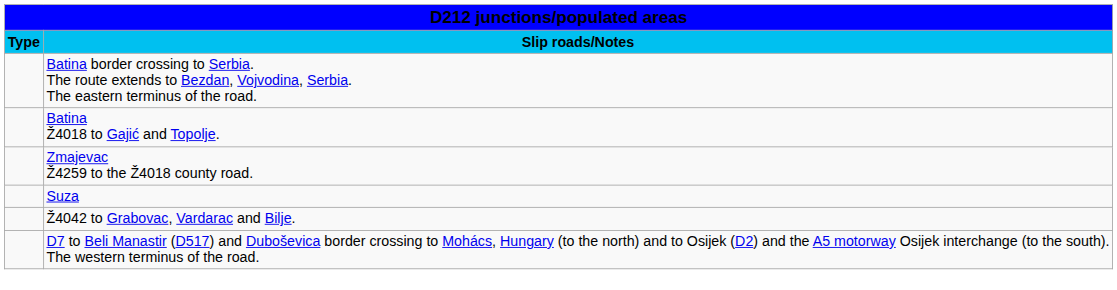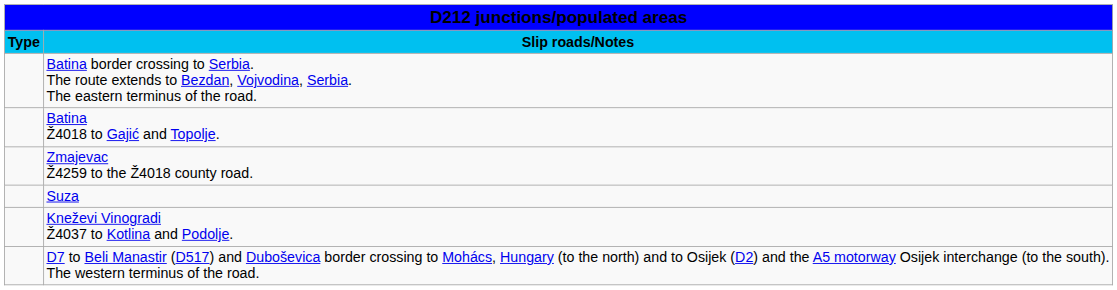+ row: (140, 226)
- row: (171, 218)
